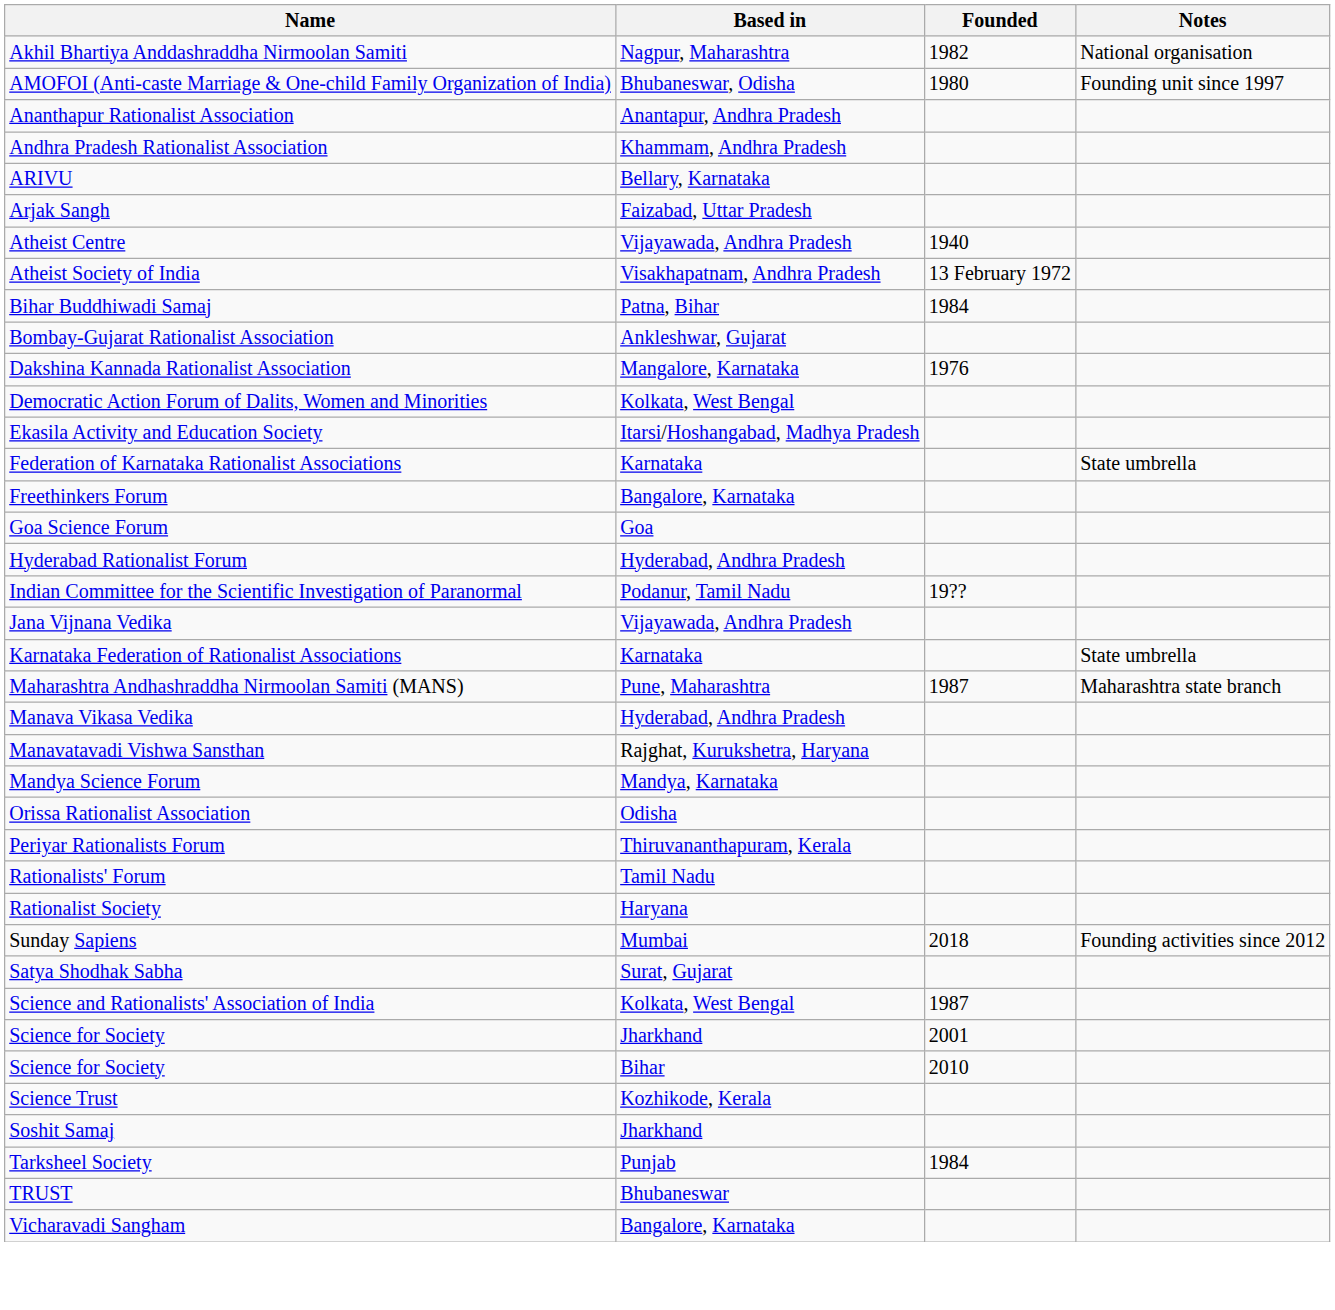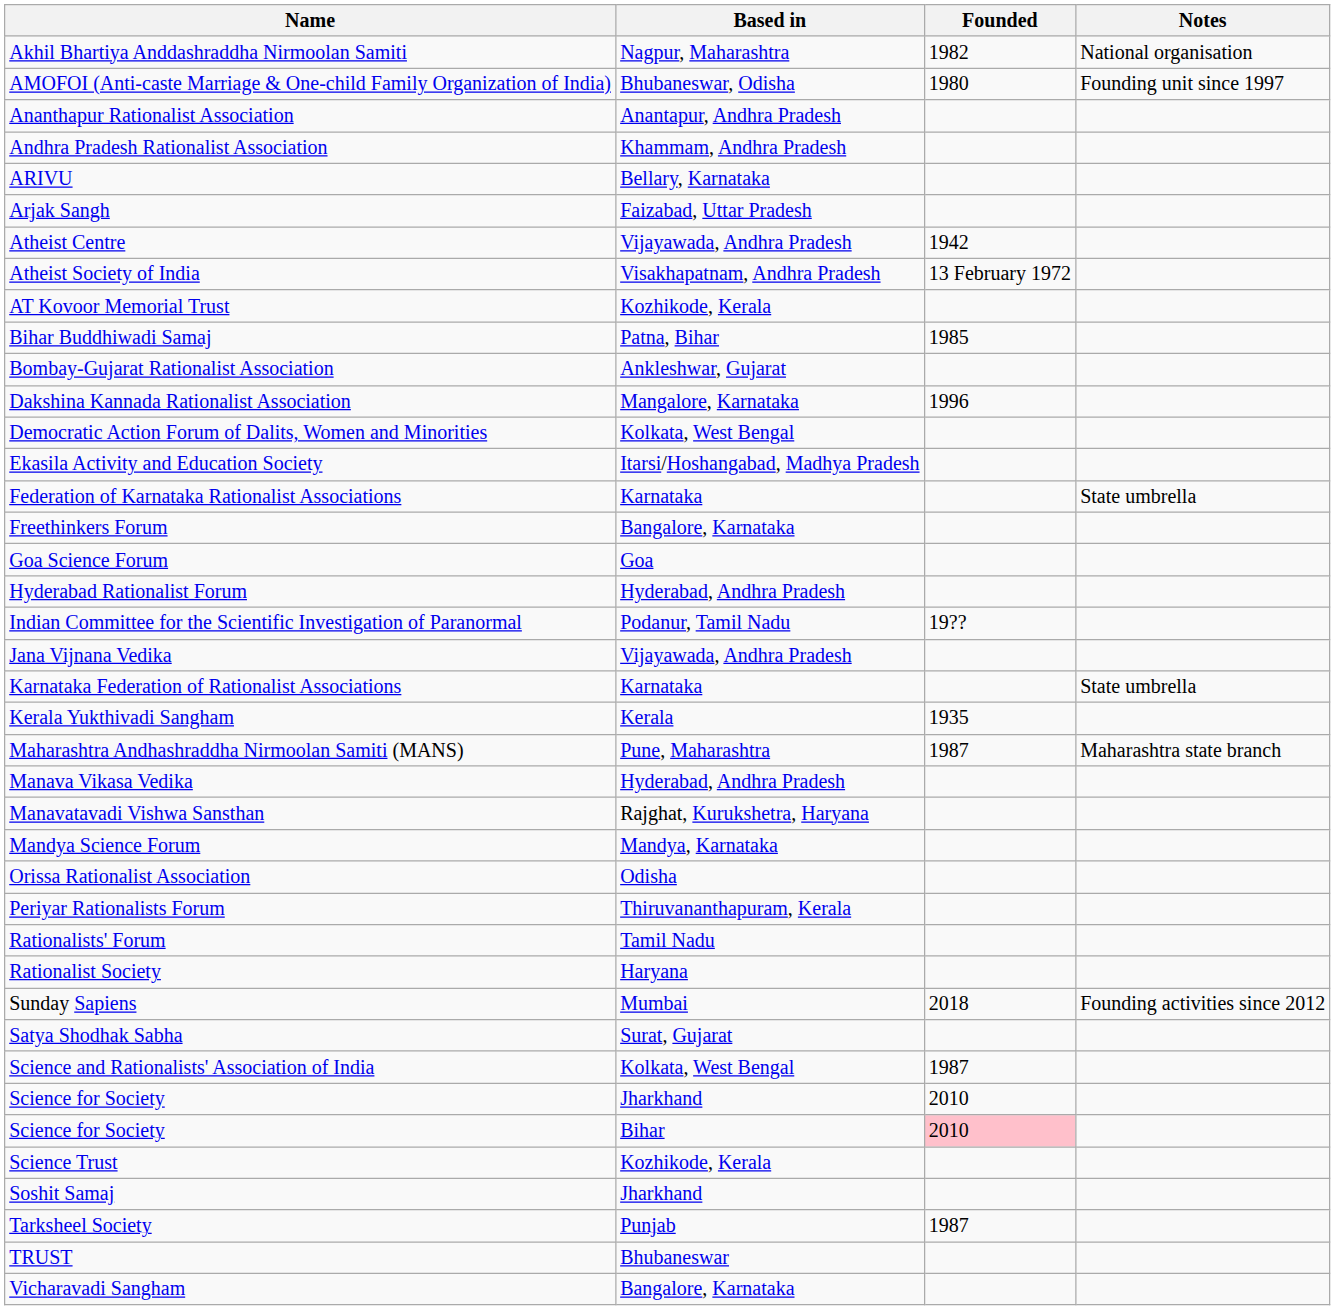(949, 242) 1940 -> (949, 242) 1942
+ row: (119, 305)
(949, 305) 1984 -> (949, 337) 1985
(949, 369) 1976 -> (949, 400) 1996
+ row: (122, 718)
(949, 1035) 2001 -> (949, 1098) 2010
(949, 1067) no background -> (949, 1130) pink background
(949, 1162) 1984 -> (949, 1225) 1987
